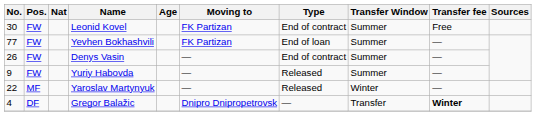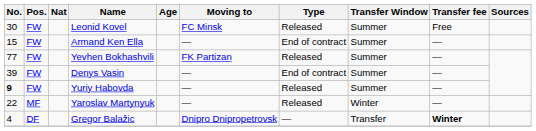(207, 27) FK Partizan -> (202, 27) FC Minsk
(314, 27) End of contract -> (302, 27) Released
+ row: (107, 42)
(306, 42) End of loan -> (302, 57) Released
(12, 57) 26 -> (12, 73) 39
(9, 73) normal -> (9, 88) bold
